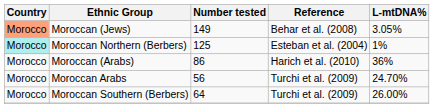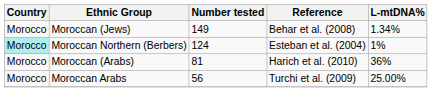(27, 29) lightsalmon background -> (27, 29) no background
(387, 29) 3.05% -> (385, 29) 1.34%
(202, 45) 125 -> (200, 45) 124
(199, 62) 86 -> (197, 62) 81
(390, 78) 24.70% -> (388, 78) 25.00%
- row: (120, 95)
